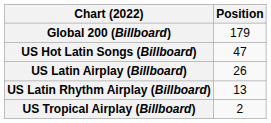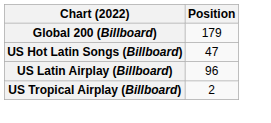(240, 71) 26 -> (212, 71) 96
- row: (109, 90)
